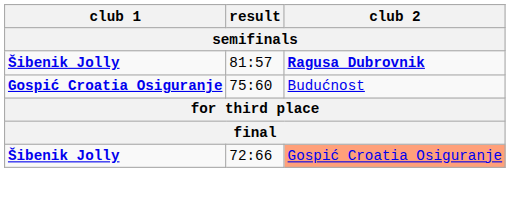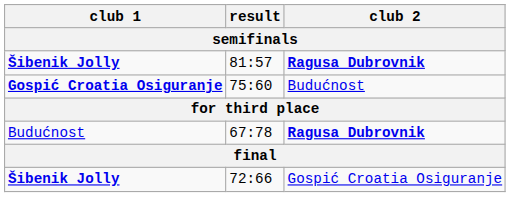+ row: (251, 133)
(395, 156) lightsalmon background -> (395, 179) no background
